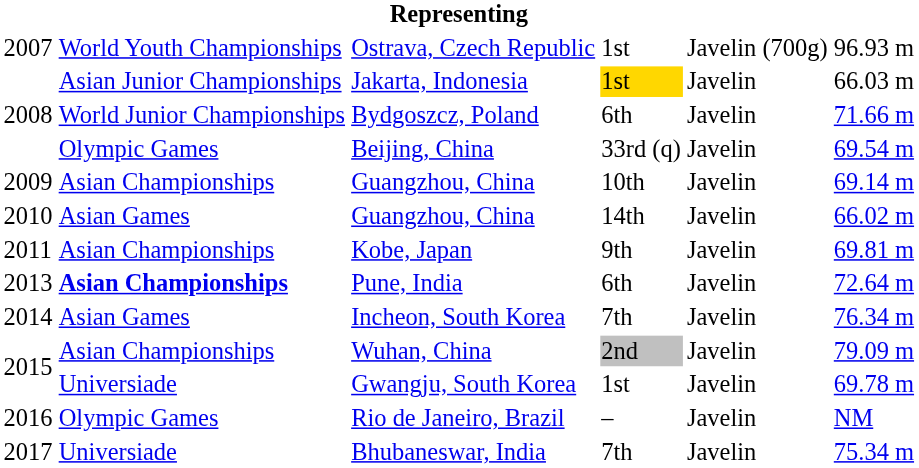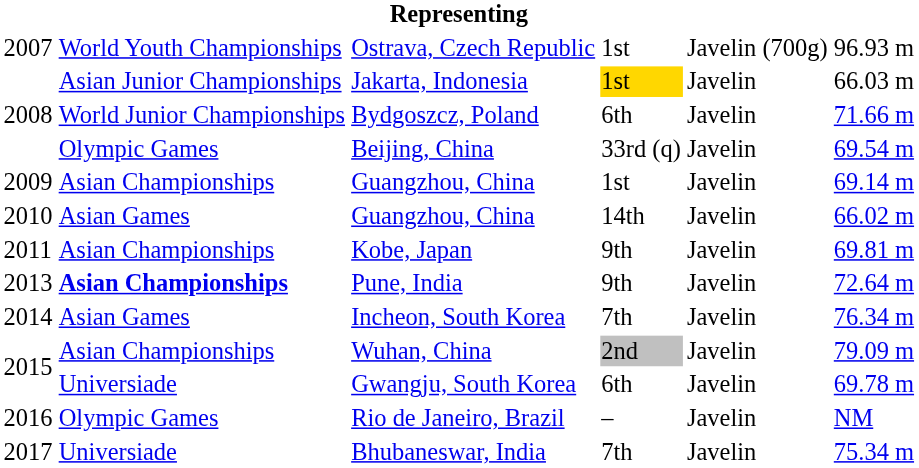(623, 182) 10th -> (616, 182) 1st
(617, 283) 6th -> (617, 283) 9th
(616, 384) 1st -> (617, 384) 6th
